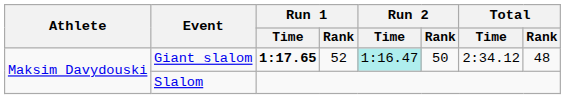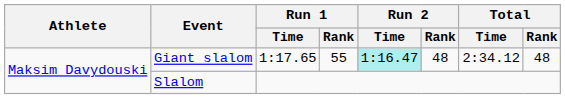(288, 59) bold -> (288, 59) normal
(339, 59) 52 -> (339, 59) 55
(440, 59) 50 -> (440, 59) 48
